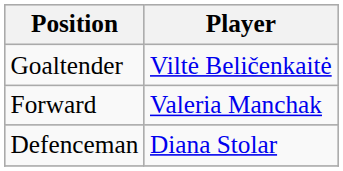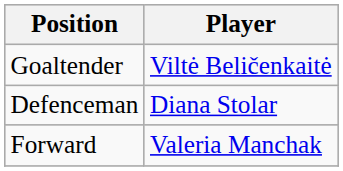rows swapped: (74, 144) <-> (53, 104)
